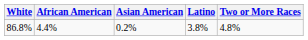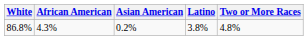(47, 27) 4.4% -> (47, 27) 4.3%
